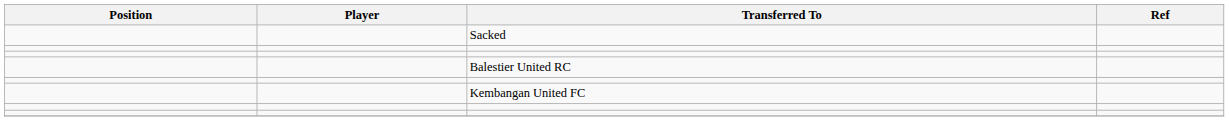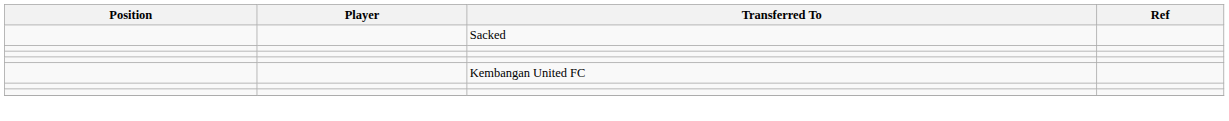- row: (131, 68)
